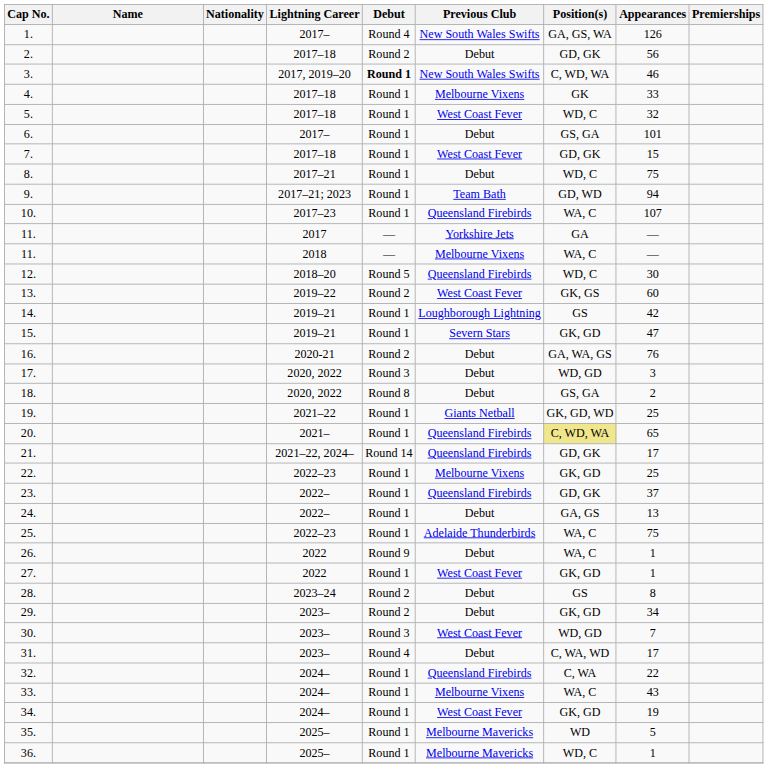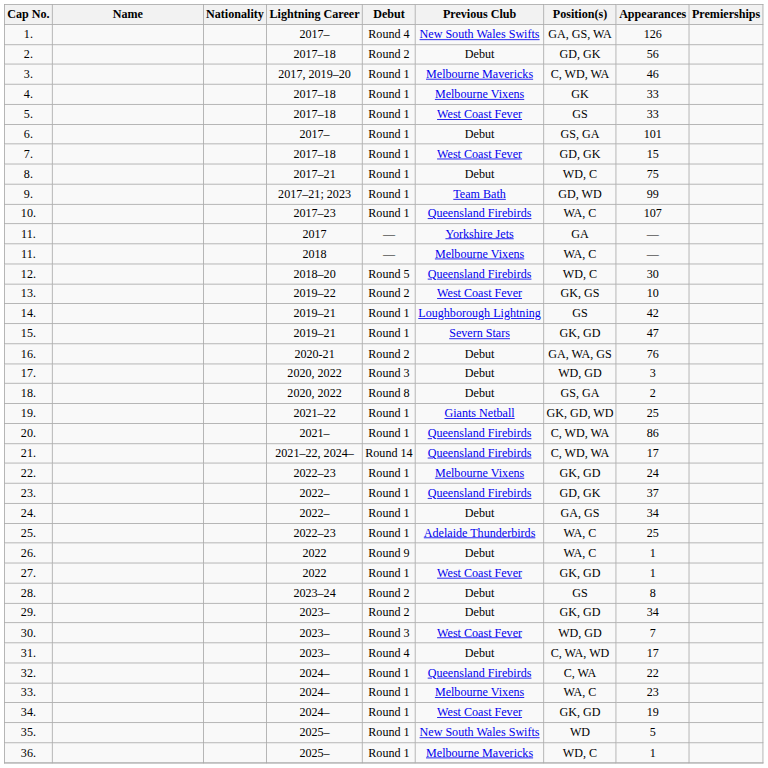(389, 74) bold -> (389, 74) normal
(480, 74) New South Wales Swifts -> (480, 74) Melbourne Mavericks
(580, 114) WD, C -> (580, 114) GS
(653, 114) 32 -> (653, 114) 33
(653, 194) 94 -> (653, 194) 99
(653, 294) 60 -> (653, 294) 10
(580, 433) khaki background -> (580, 433) no background
(653, 433) 65 -> (653, 433) 86
(580, 453) GD, GK -> (580, 453) C, WD, WA
(653, 473) 25 -> (653, 473) 24
(653, 513) 13 -> (653, 513) 34
(653, 533) 75 -> (653, 533) 25
(653, 693) 43 -> (653, 693) 23
(480, 733) Melbourne Mavericks -> (480, 733) New South Wales Swifts
